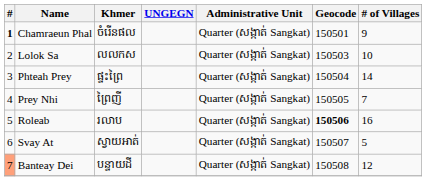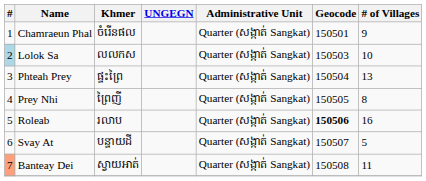(10, 33) bold -> (10, 33) normal
(10, 55) no background -> (10, 55) lightblue background
(367, 77) 14 -> (367, 77) 13
(364, 99) 7 -> (364, 99) 8
(118, 142) ស្វាយអាត់ -> (115, 142) បន្ទាយដី
(115, 164) បន្ទាយដី -> (118, 164) ស្វាយអាត់
(367, 165) 12 -> (367, 165) 11
